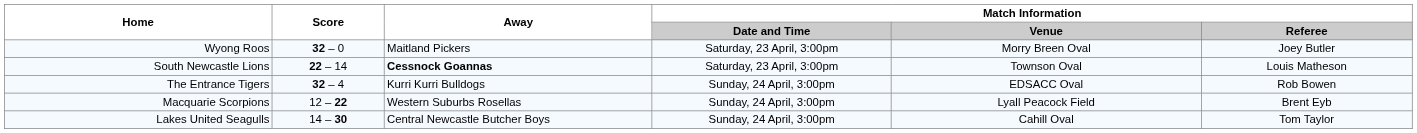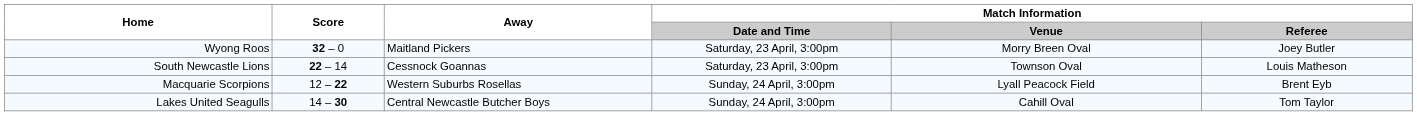(440, 66) bold -> (437, 66) normal
- row: (218, 84)
